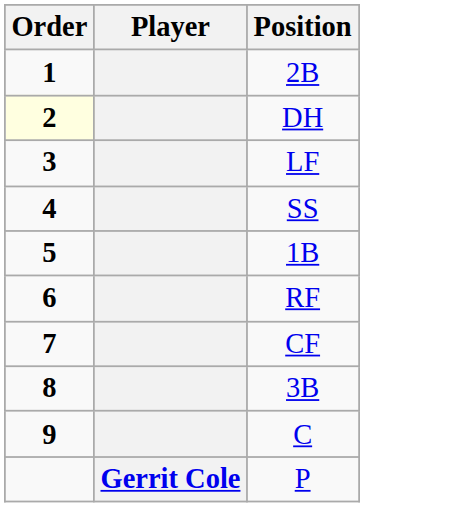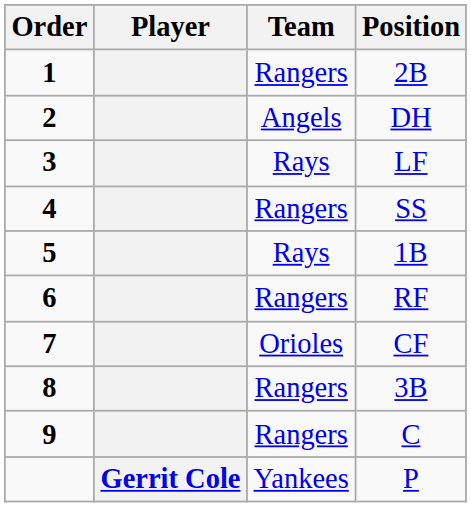+ column: (301, 27)
(49, 117) lightyellow background -> (49, 117) no background
